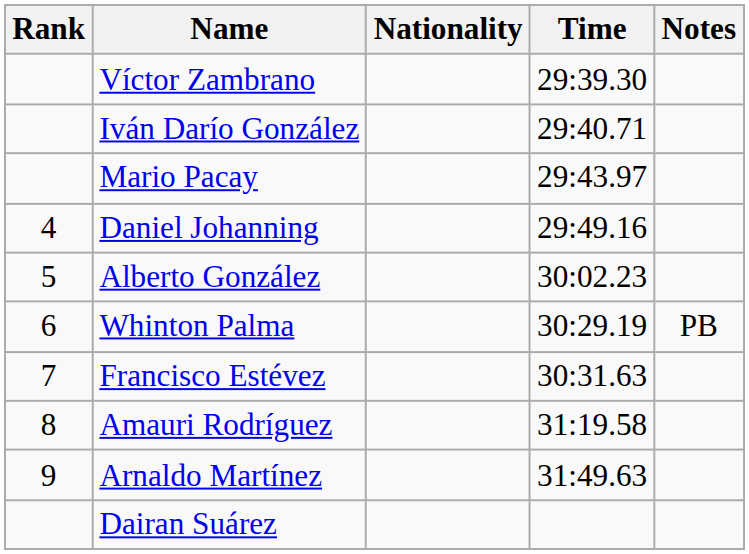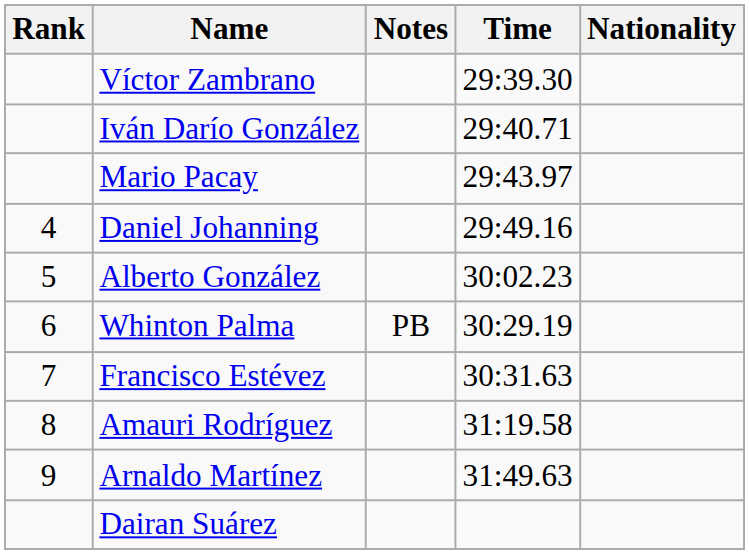columns swapped: (448, 29) <-> (699, 29)
